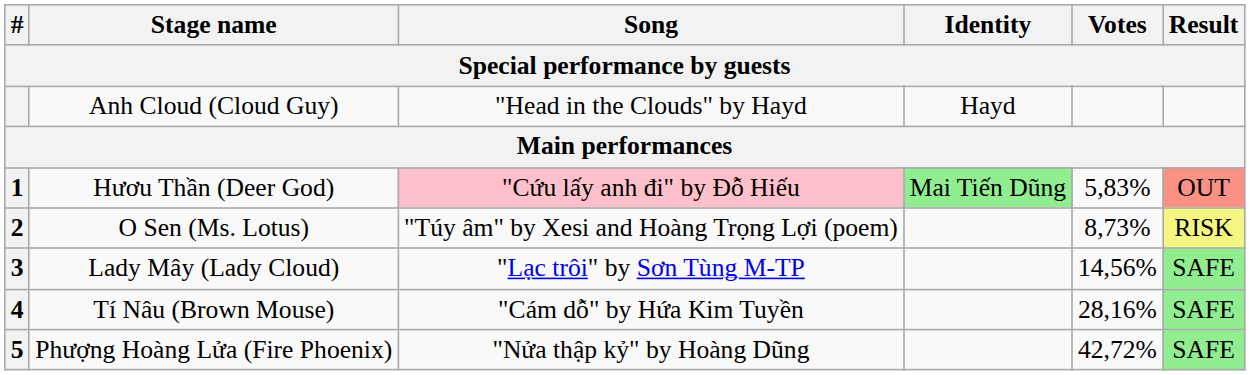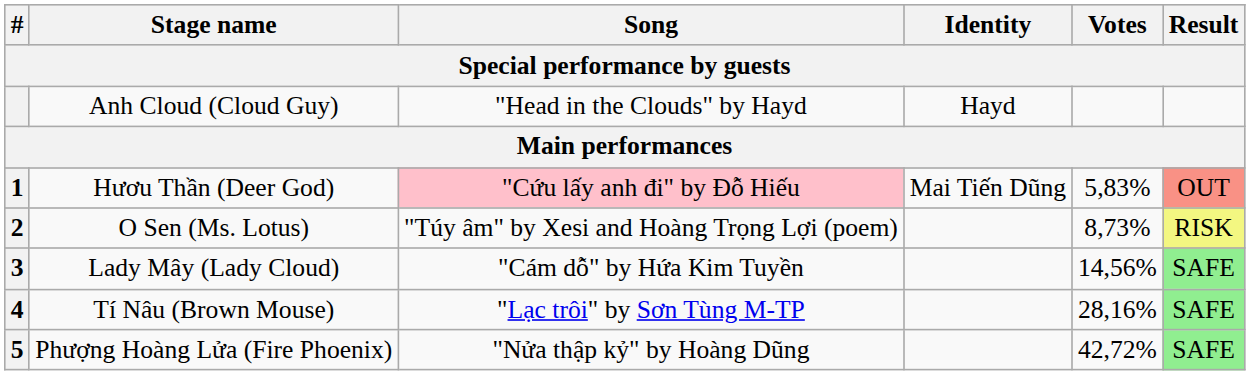(988, 187) lightgreen background -> (988, 187) no background
(651, 268) "Lạc trôi" by Sơn Tùng M-TP -> (651, 268) "Cám dỗ" by Hứa Kim Tuyền
(651, 308) "Cám dỗ" by Hứa Kim Tuyền -> (651, 308) "Lạc trôi" by Sơn Tùng M-TP
